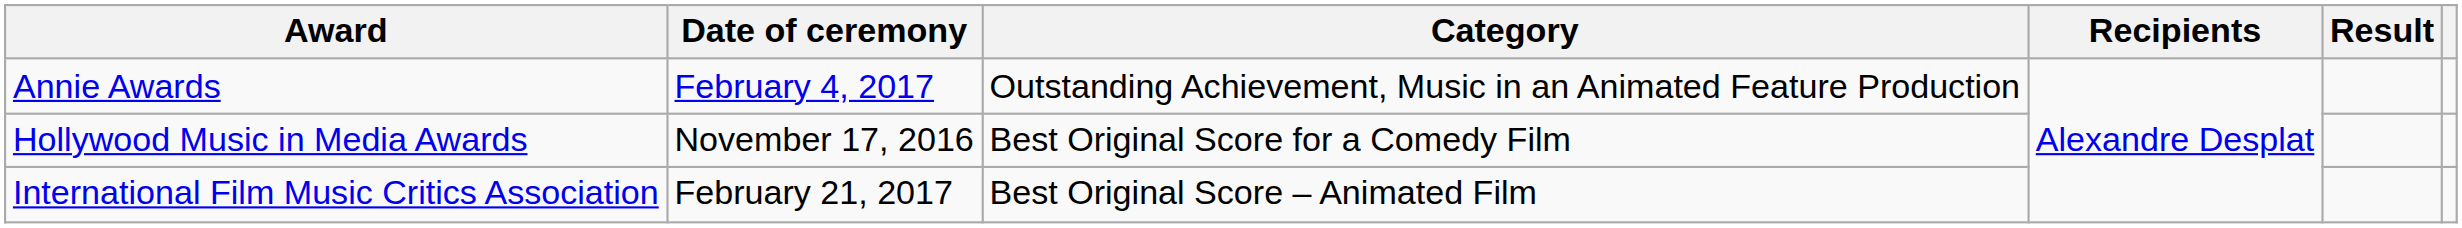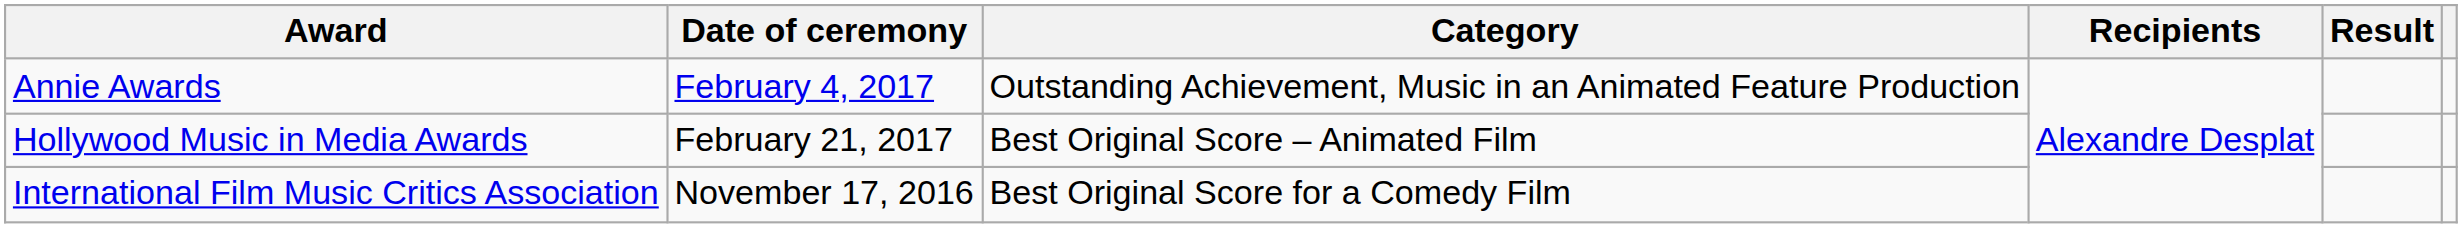(824, 139) November 17, 2016 -> (814, 139) February 21, 2017
(1280, 139) Best Original Score for a Comedy Film -> (1263, 139) Best Original Score – Animated Film
(814, 193) February 21, 2017 -> (824, 193) November 17, 2016
(1263, 193) Best Original Score – Animated Film -> (1280, 193) Best Original Score for a Comedy Film
